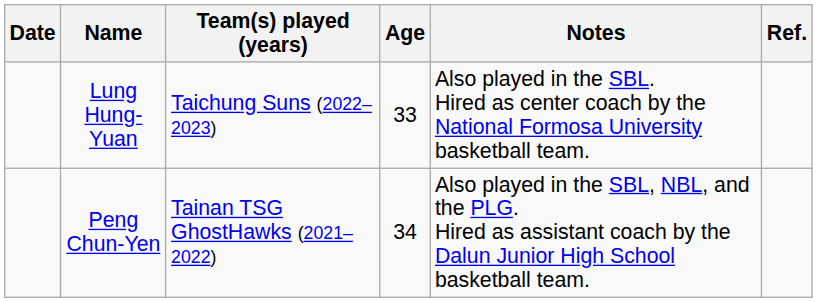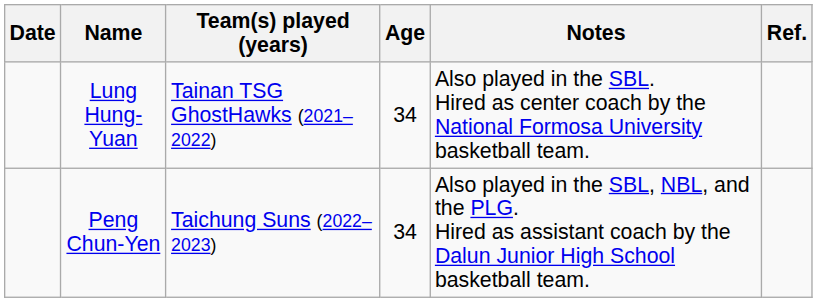(271, 114) Taichung Suns (2022–2023) -> (262, 114) Tainan TSG GhostHawks (2021–2022)
(405, 114) 33 -> (405, 114) 34
(262, 232) Tainan TSG GhostHawks (2021–2022) -> (271, 232) Taichung Suns (2022–2023)
